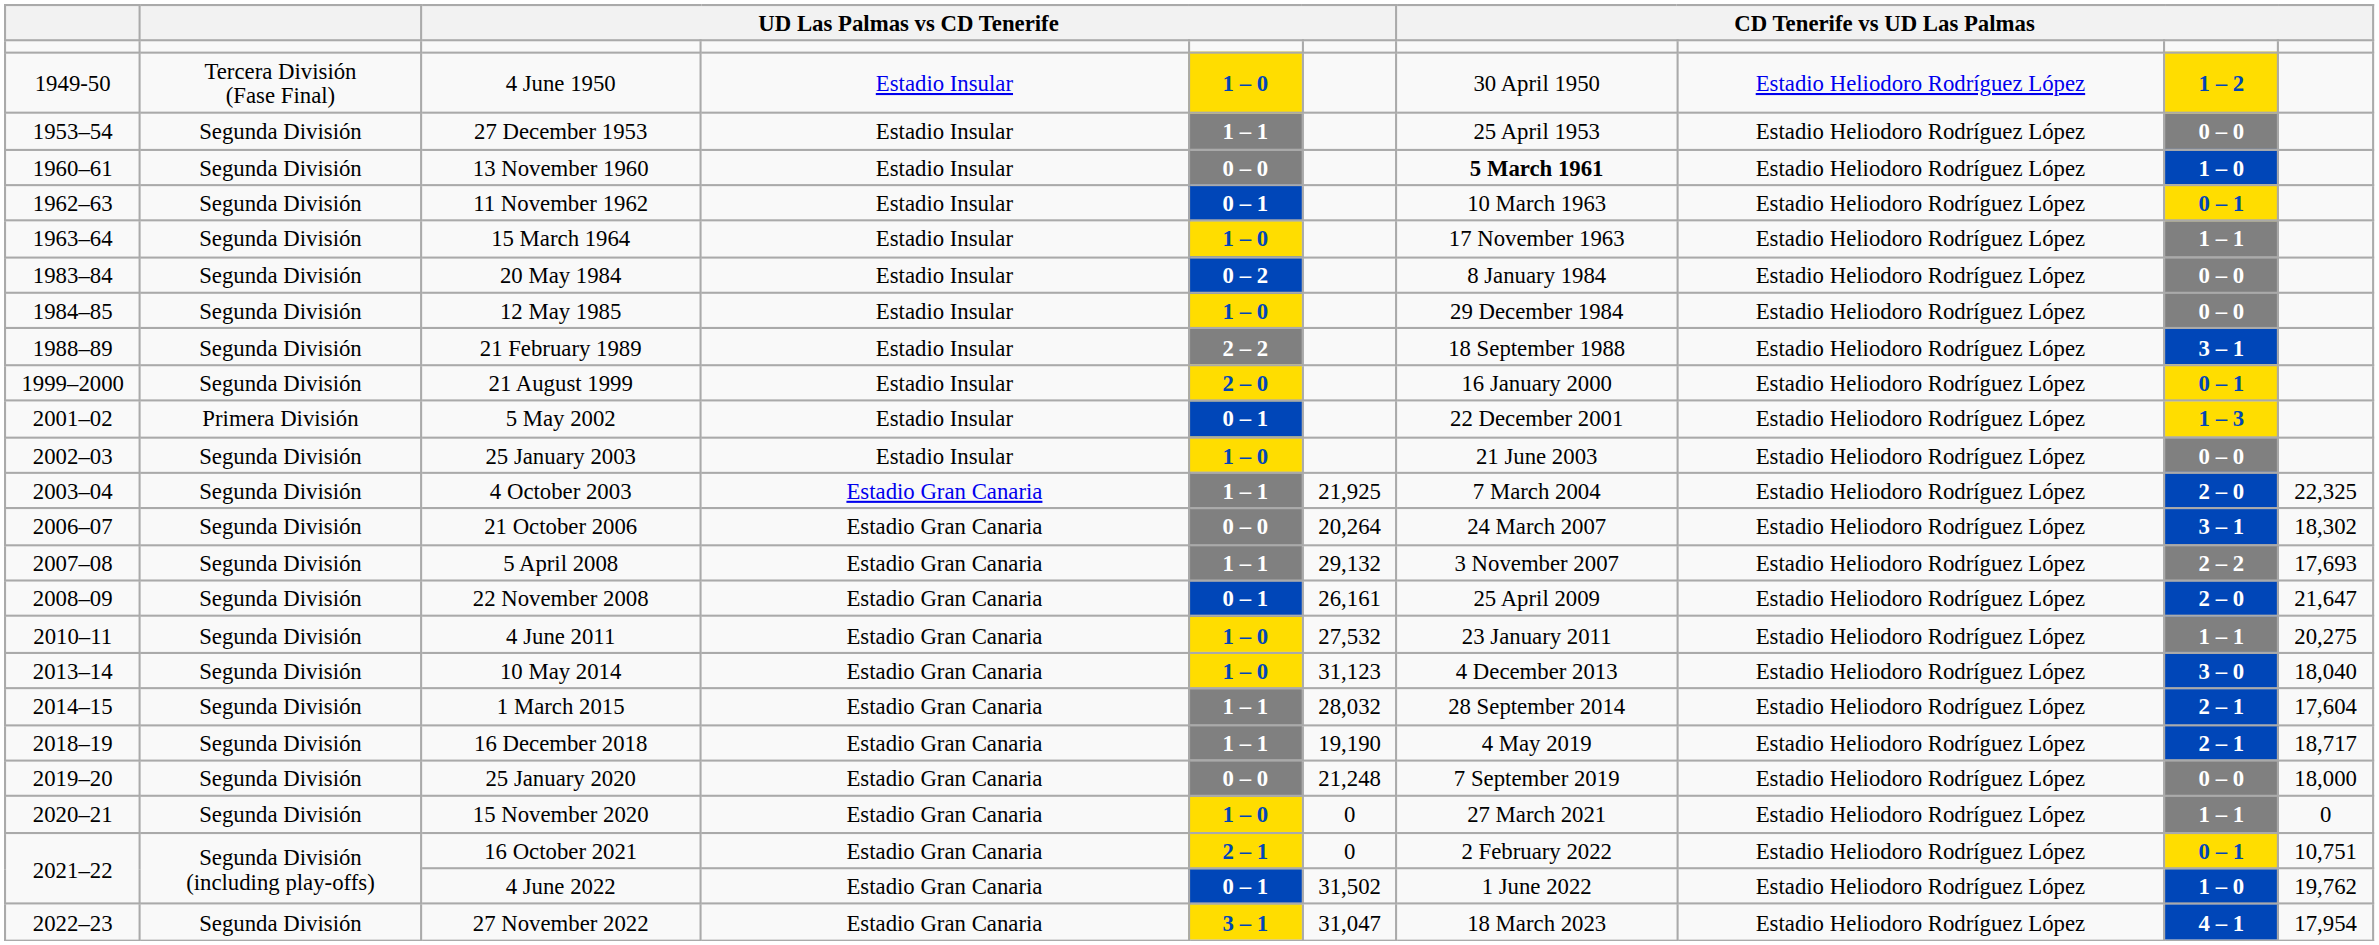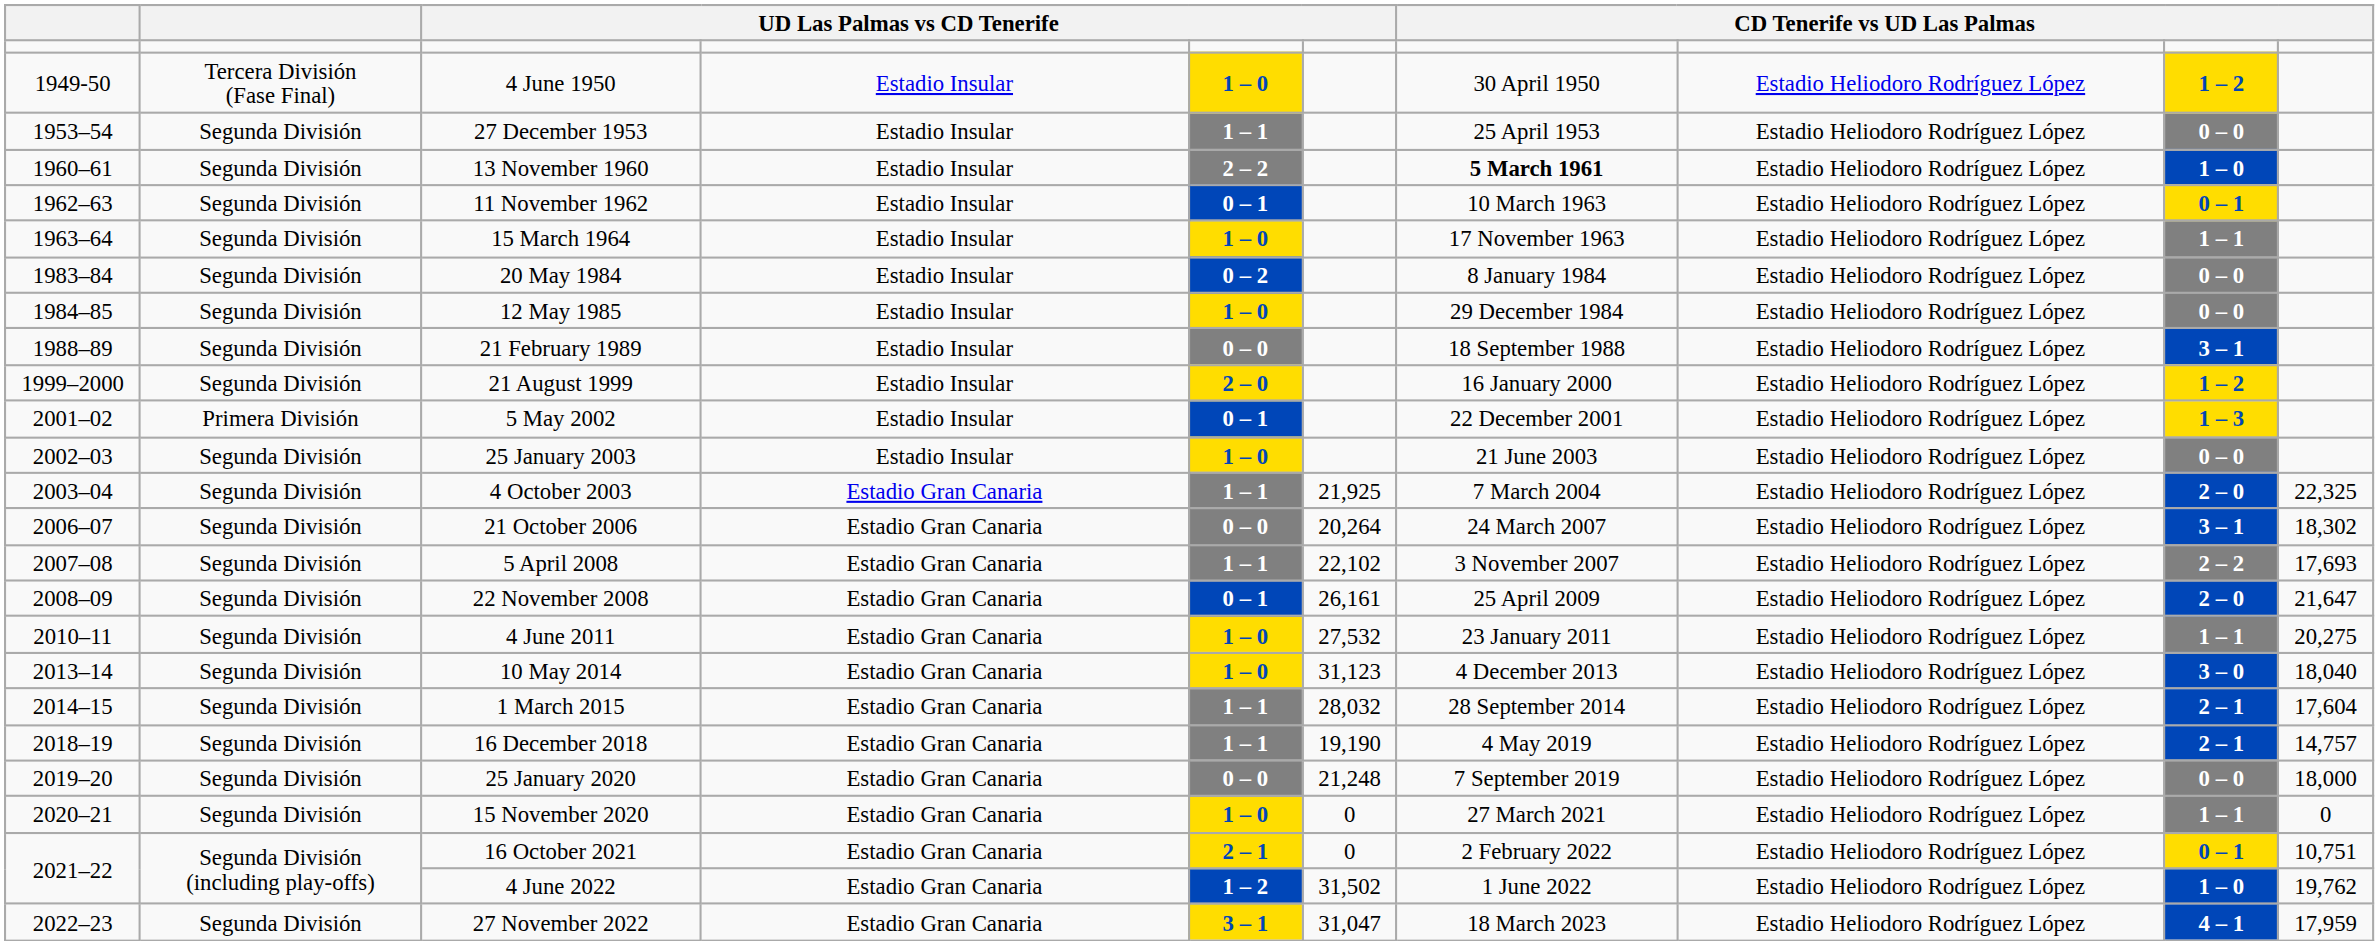(1245, 167) 0 – 0 -> (1245, 167) 2 – 2
(1245, 347) 2 – 2 -> (1245, 347) 0 – 0
(2221, 383) 0 – 1 -> (2221, 383) 1 – 2
(1350, 563) 29,132 -> (1350, 563) 22,102
(2326, 742) 18,717 -> (2326, 742) 14,757
(1245, 886) 0 – 1 -> (1245, 886) 1 – 2
(2326, 922) 17,954 -> (2326, 922) 17,959
